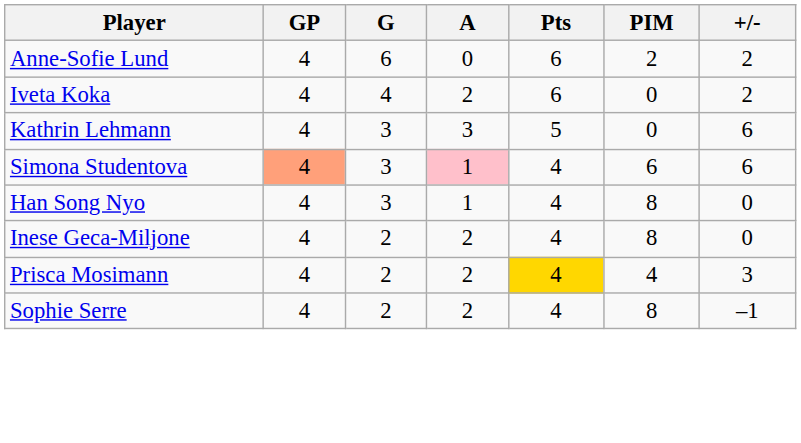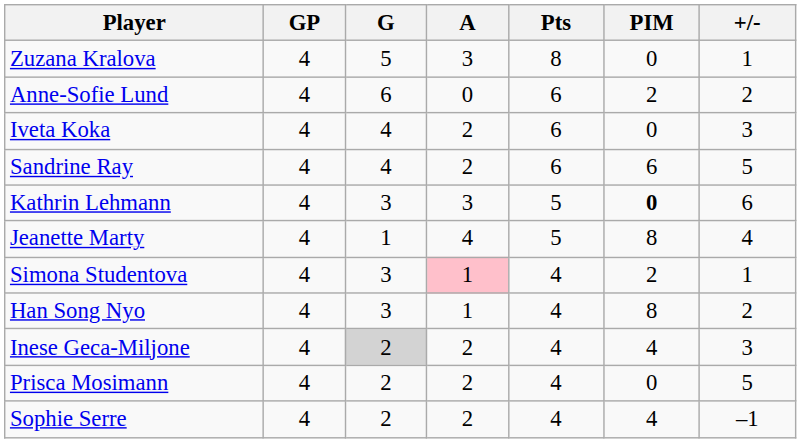+ row: (83, 58)
(747, 94) 2 -> (747, 130) 3
+ row: (71, 166)
(652, 130) normal -> (652, 202) bold
+ row: (77, 238)
(304, 166) lightsalmon background -> (304, 274) no background
(652, 166) 6 -> (652, 274) 2
(747, 166) 6 -> (747, 274) 1
(747, 202) 0 -> (747, 310) 2
(386, 238) no background -> (386, 346) lightgrey background
(652, 238) 8 -> (652, 346) 4
(747, 238) 0 -> (747, 346) 3
(556, 274) gold background -> (556, 382) no background
(652, 274) 4 -> (652, 382) 0
(747, 274) 3 -> (747, 382) 5
(652, 310) 8 -> (652, 418) 4
